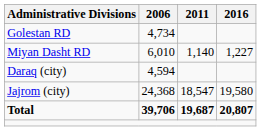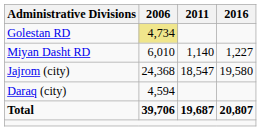(161, 33) no background -> (161, 33) khaki background
rows swapped: (37, 71) <-> (38, 91)
